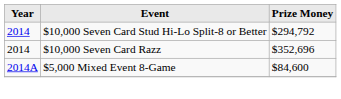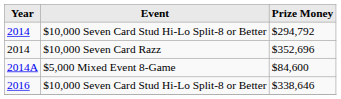+ row: (293, 85)
